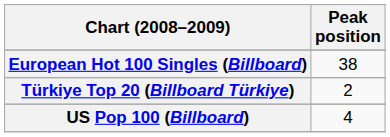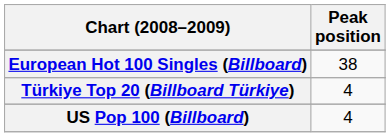(348, 90) 2 -> (348, 90) 4
